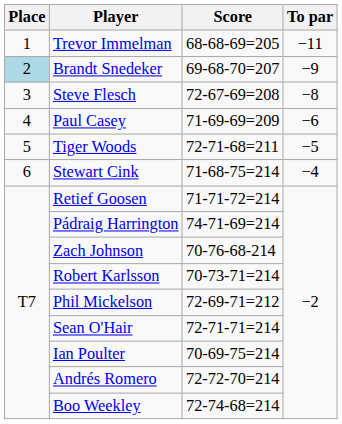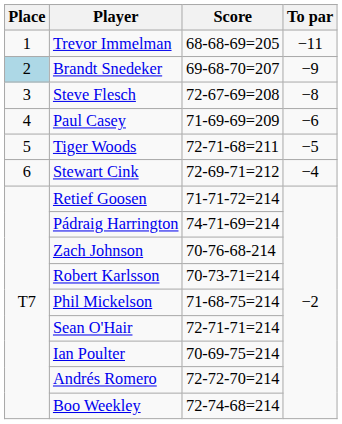(233, 172) 71-68-75=214 -> (233, 172) 72-69-71=212
(233, 302) 72-69-71=212 -> (233, 302) 71-68-75=214
